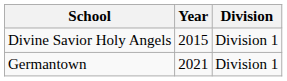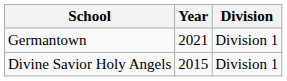rows swapped: (90, 40) <-> (47, 64)
